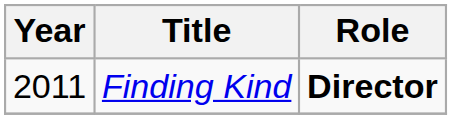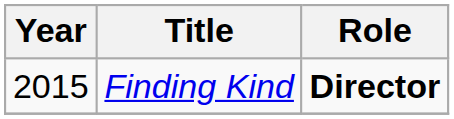(50, 85) 2011 -> (51, 85) 2015
